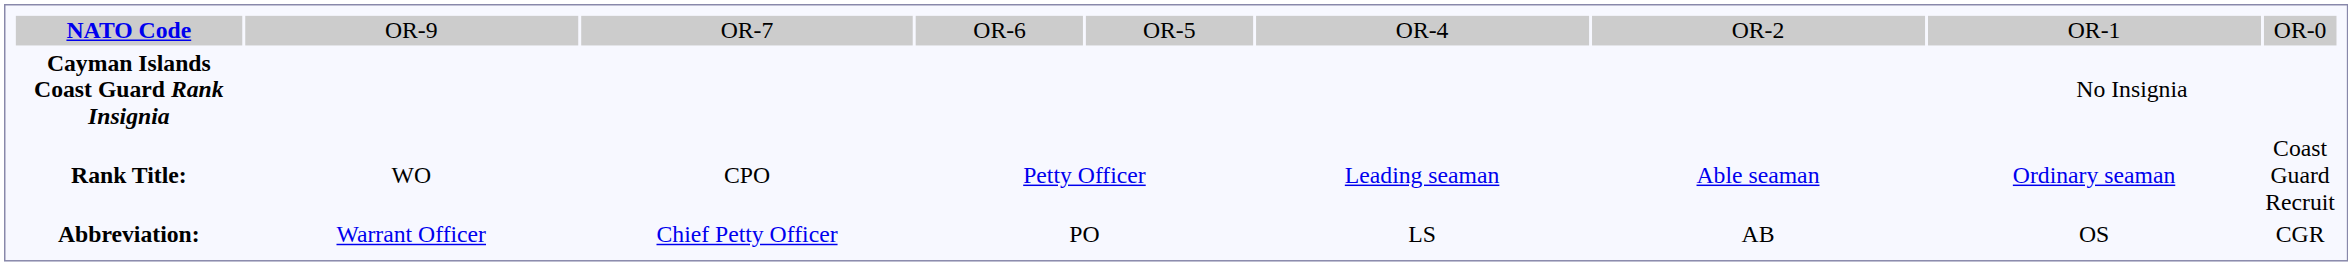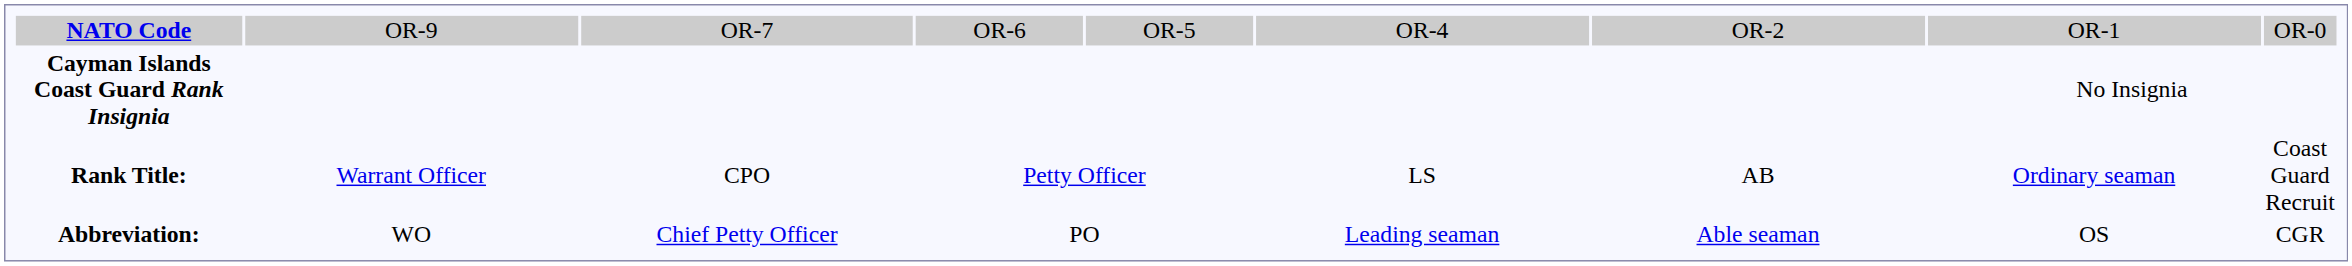(411, 175) WO -> (411, 175) Warrant Officer
(1422, 175) Leading seaman -> (1422, 175) LS
(1758, 175) Able seaman -> (1758, 175) AB
(411, 234) Warrant Officer -> (411, 234) WO
(1422, 234) LS -> (1422, 234) Leading seaman
(1758, 234) AB -> (1758, 234) Able seaman
